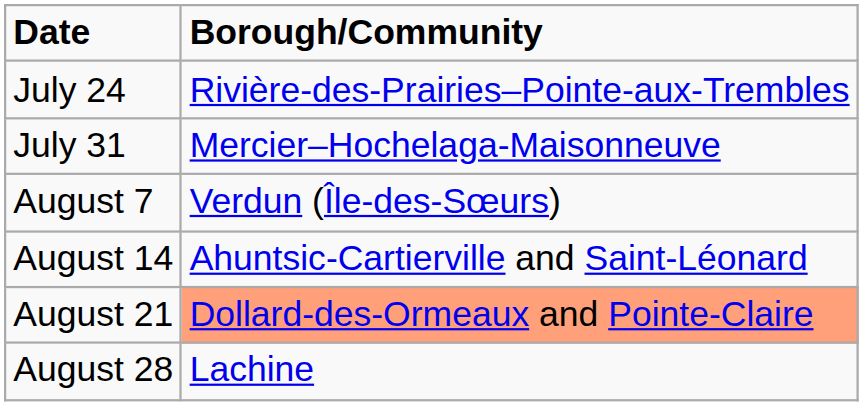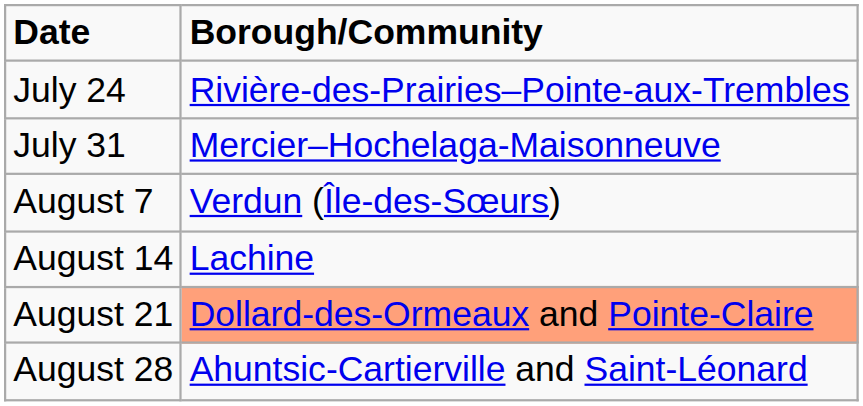(499, 257) Ahuntsic-Cartierville and Saint-Léonard -> (252, 257) Lachine
(252, 370) Lachine -> (499, 370) Ahuntsic-Cartierville and Saint-Léonard
